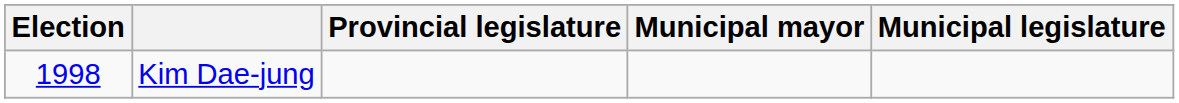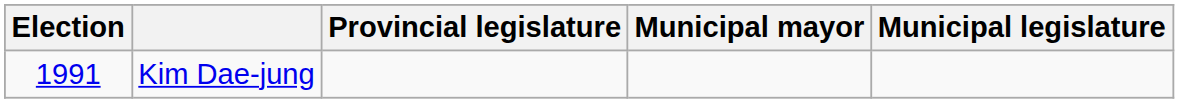(68, 73) 1998 -> (68, 73) 1991
